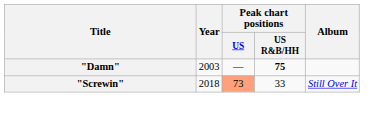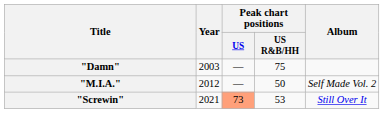(280, 67) bold -> (280, 67) normal
+ row: (100, 83)
(209, 83) 2018 -> (209, 100) 2021
(280, 83) 33 -> (280, 100) 53
